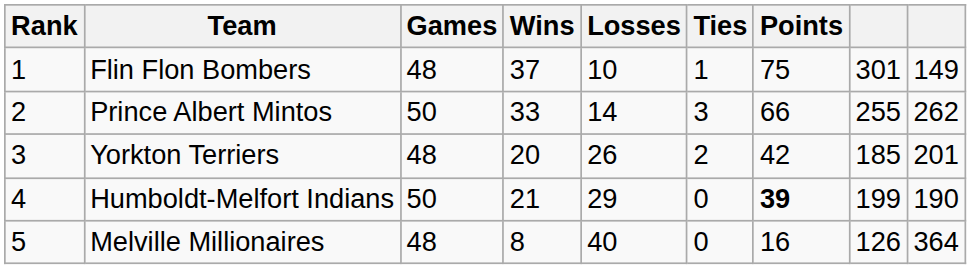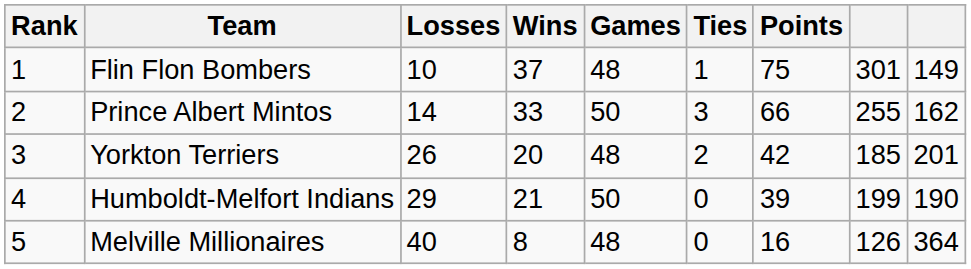columns swapped: (452, 26) <-> (634, 26)
(936, 112) 262 -> (936, 112) 162
(775, 198) bold -> (775, 198) normal
